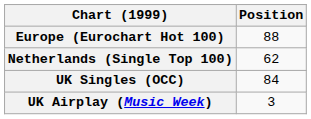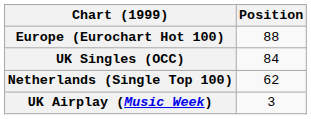rows swapped: (120, 59) <-> (120, 81)
